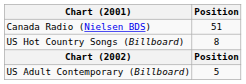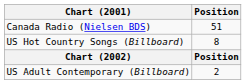(217, 72) 5 -> (217, 72) 2
